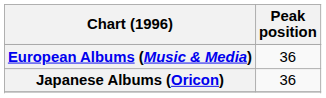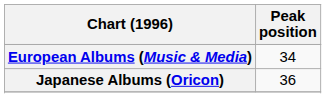(288, 56) 36 -> (288, 56) 34
